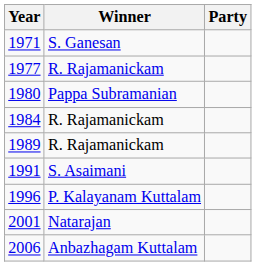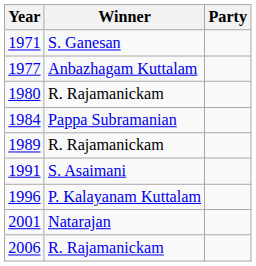(106, 68) R. Rajamanickam -> (123, 68) Anbazhagam Kuttalam
(112, 94) Pappa Subramanian -> (106, 94) R. Rajamanickam
(106, 119) R. Rajamanickam -> (112, 119) Pappa Subramanian
(123, 247) Anbazhagam Kuttalam -> (106, 247) R. Rajamanickam
